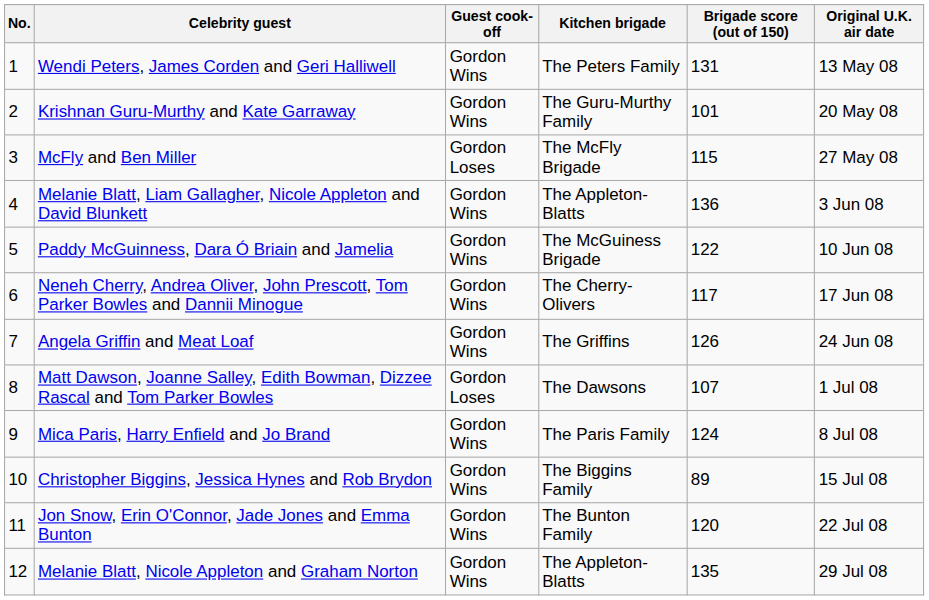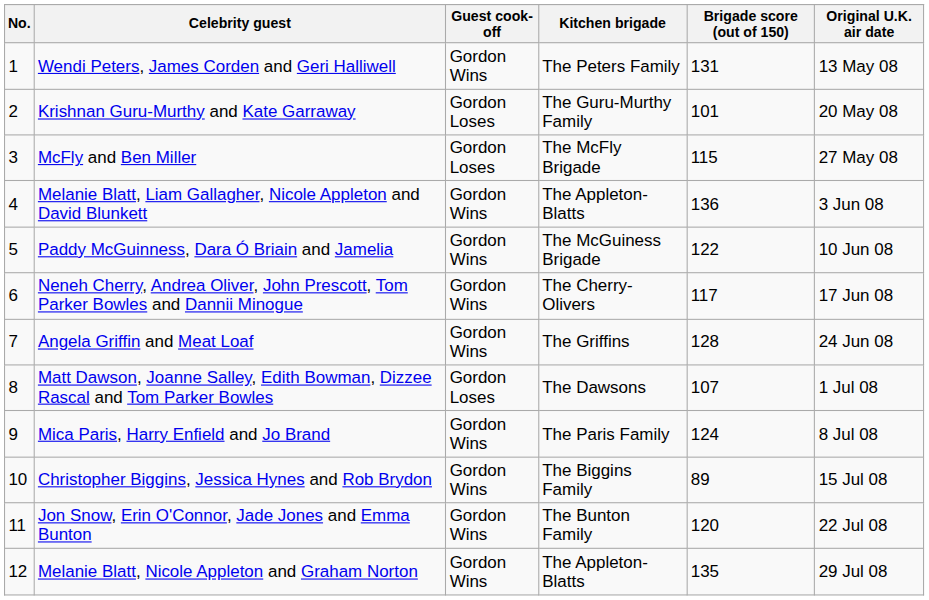(478, 111) Gordon Wins -> (478, 111) Gordon Loses
(705, 341) 126 -> (705, 341) 128
